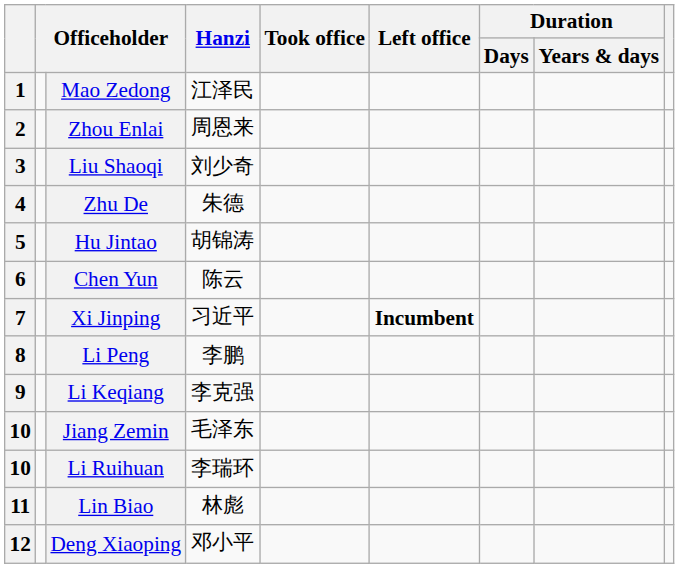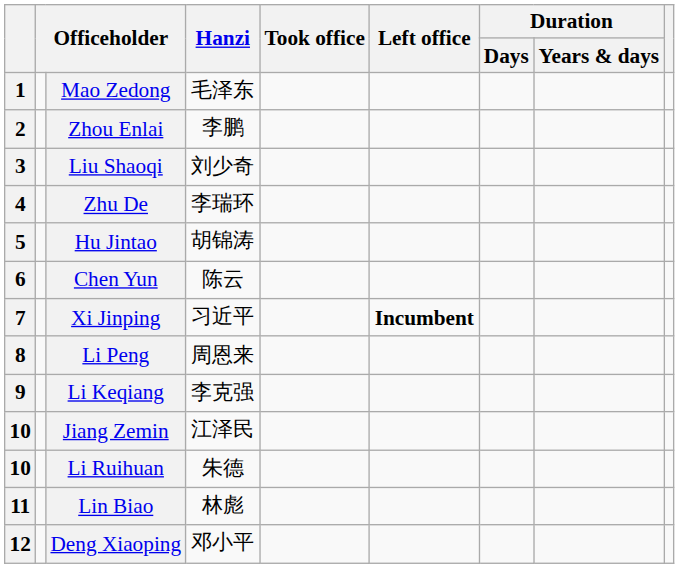(223, 90) 江泽民 -> (223, 90) 毛泽东
(223, 127) 周恩来 -> (223, 127) 李鹏
(223, 203) 朱德 -> (223, 203) 李瑞环
(223, 354) 李鹏 -> (223, 354) 周恩来
(223, 429) 毛泽东 -> (223, 429) 江泽民
(223, 467) 李瑞环 -> (223, 467) 朱德
